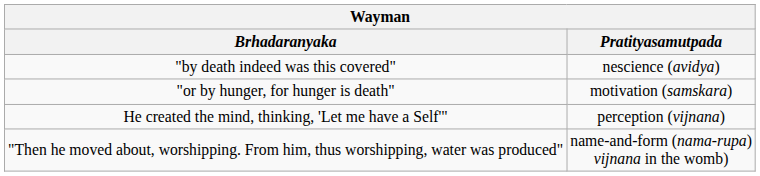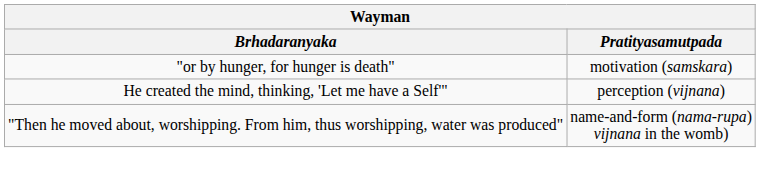- row: (286, 66)
